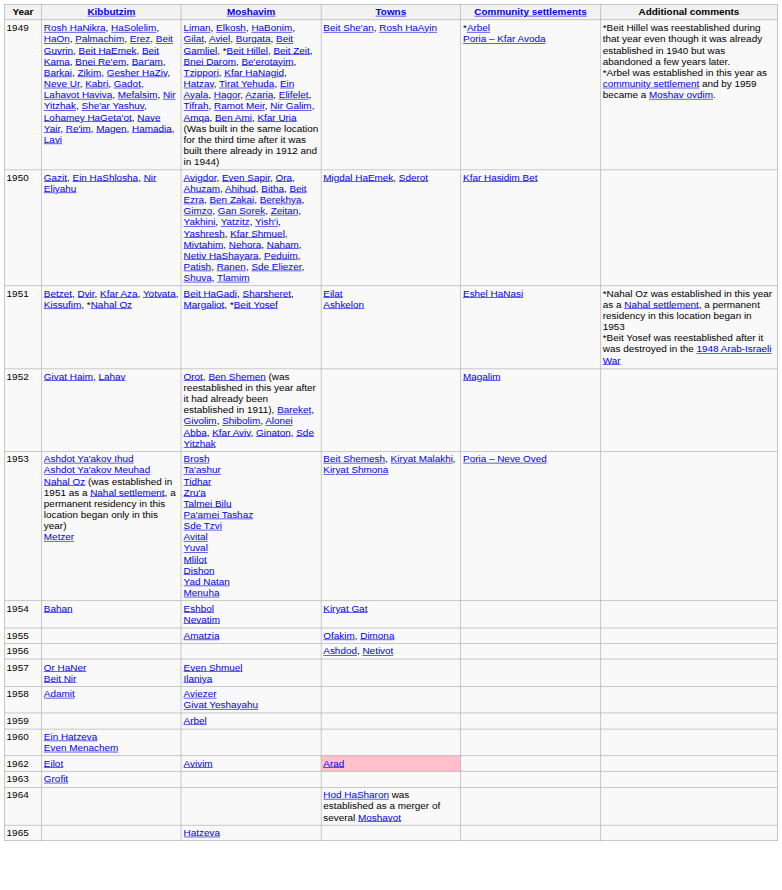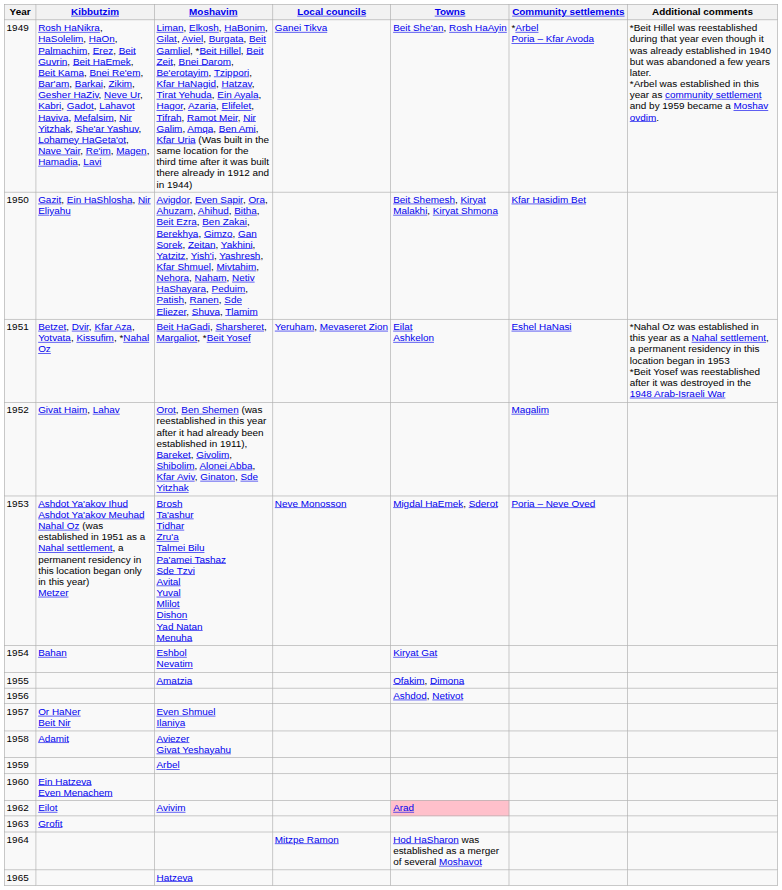+ column: (332, 12)
(376, 177) Migdal HaEmek, Sderot -> (446, 205) Beit Shemesh, Kiryat Malakhi, Kiryat Shmona
(389, 464) Beit Shemesh, Kiryat Malakhi, Kiryat Shmona -> (446, 503) Migdal HaEmek, Sderot
